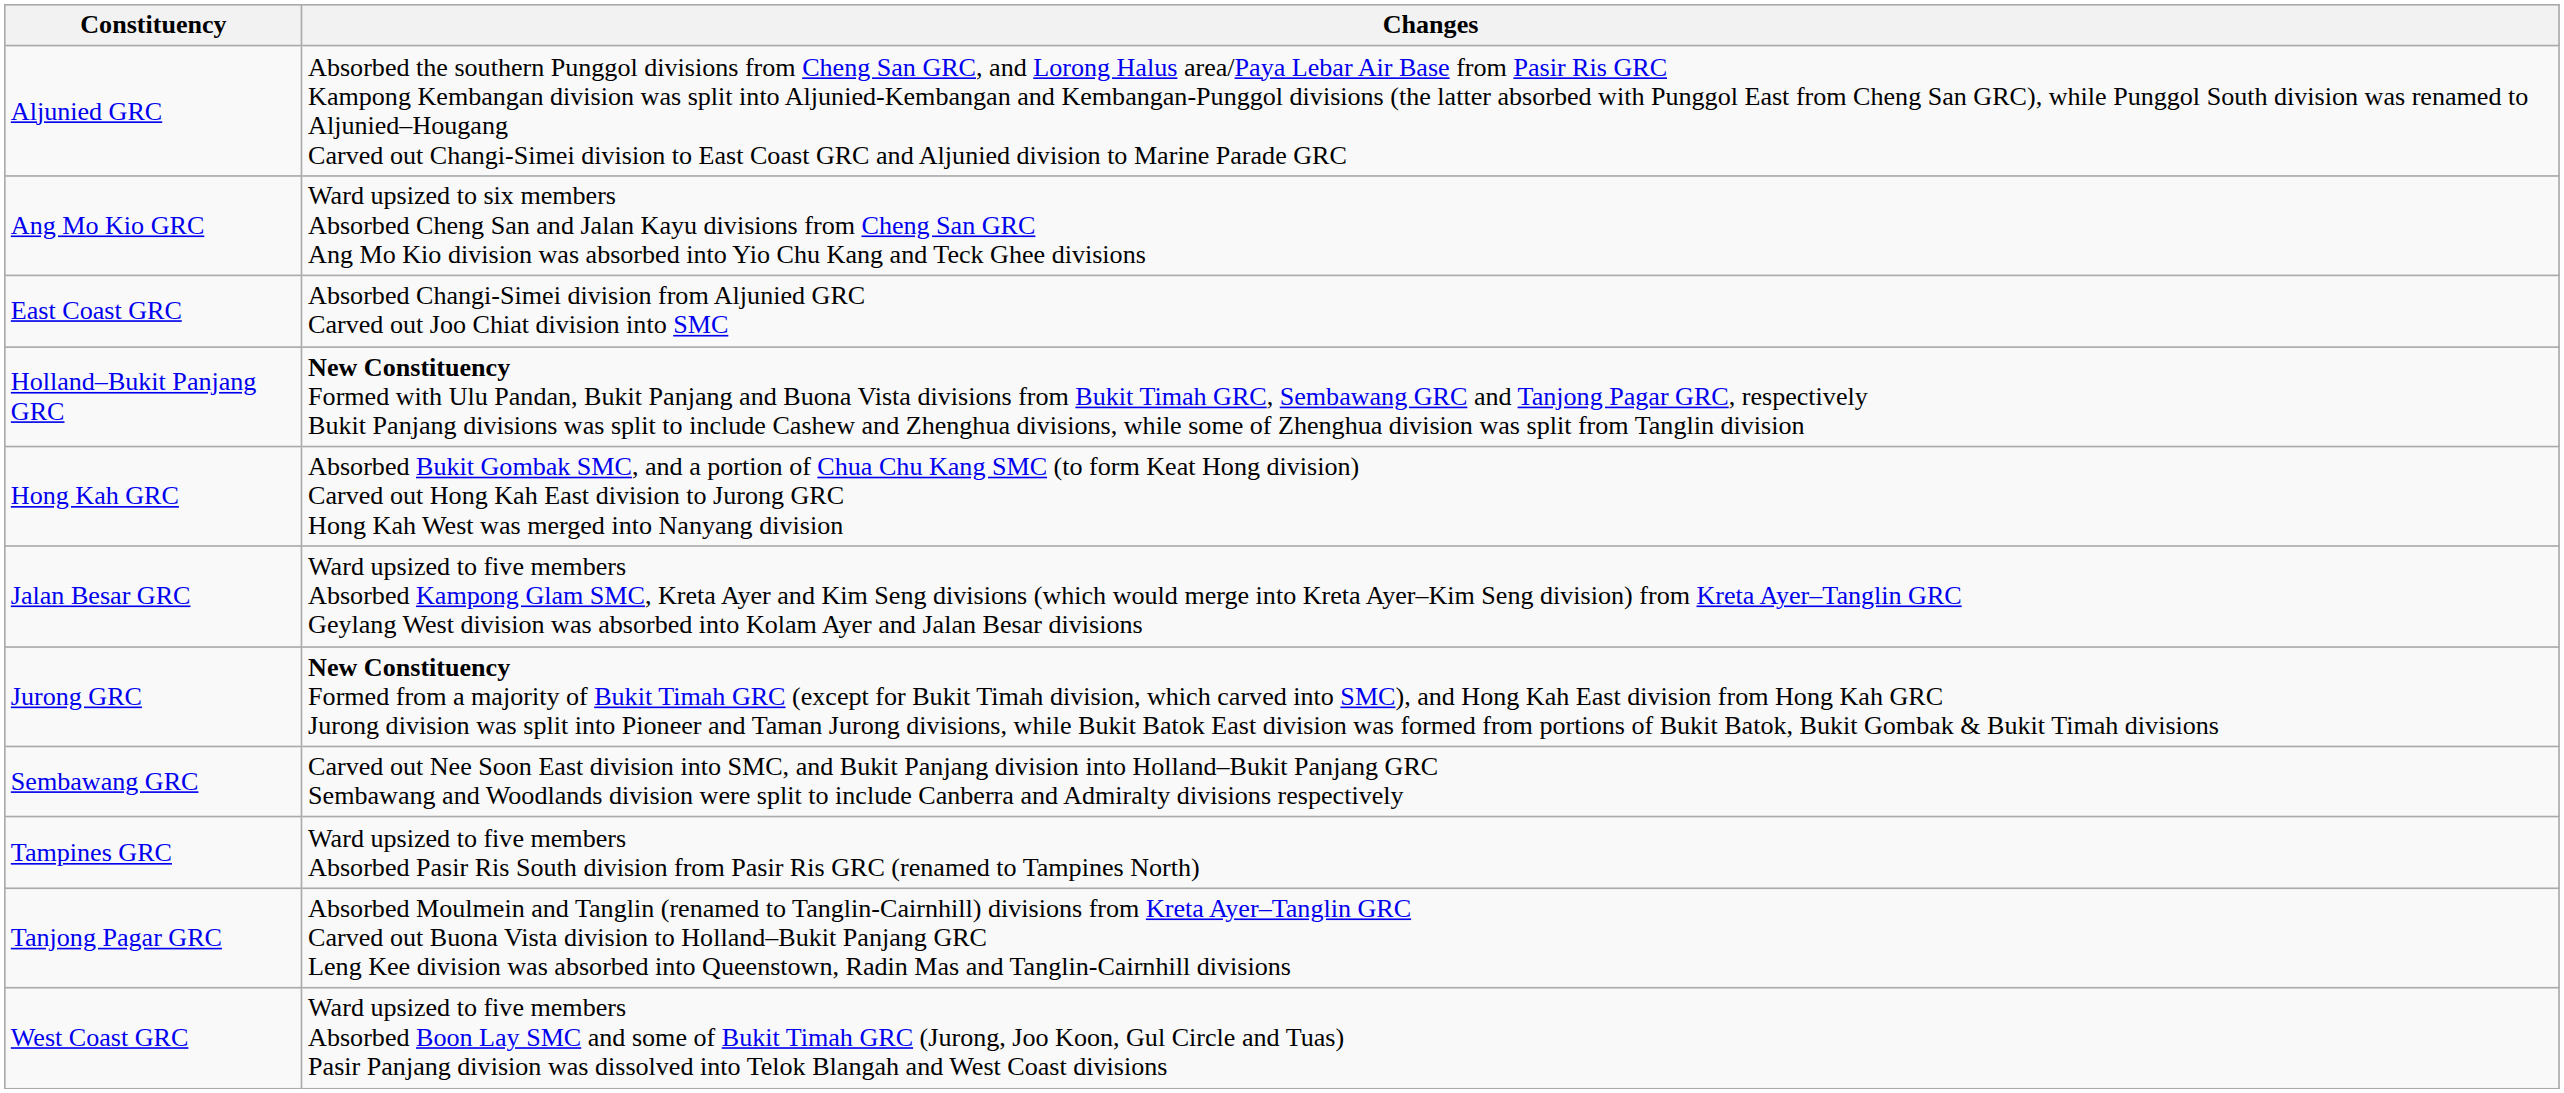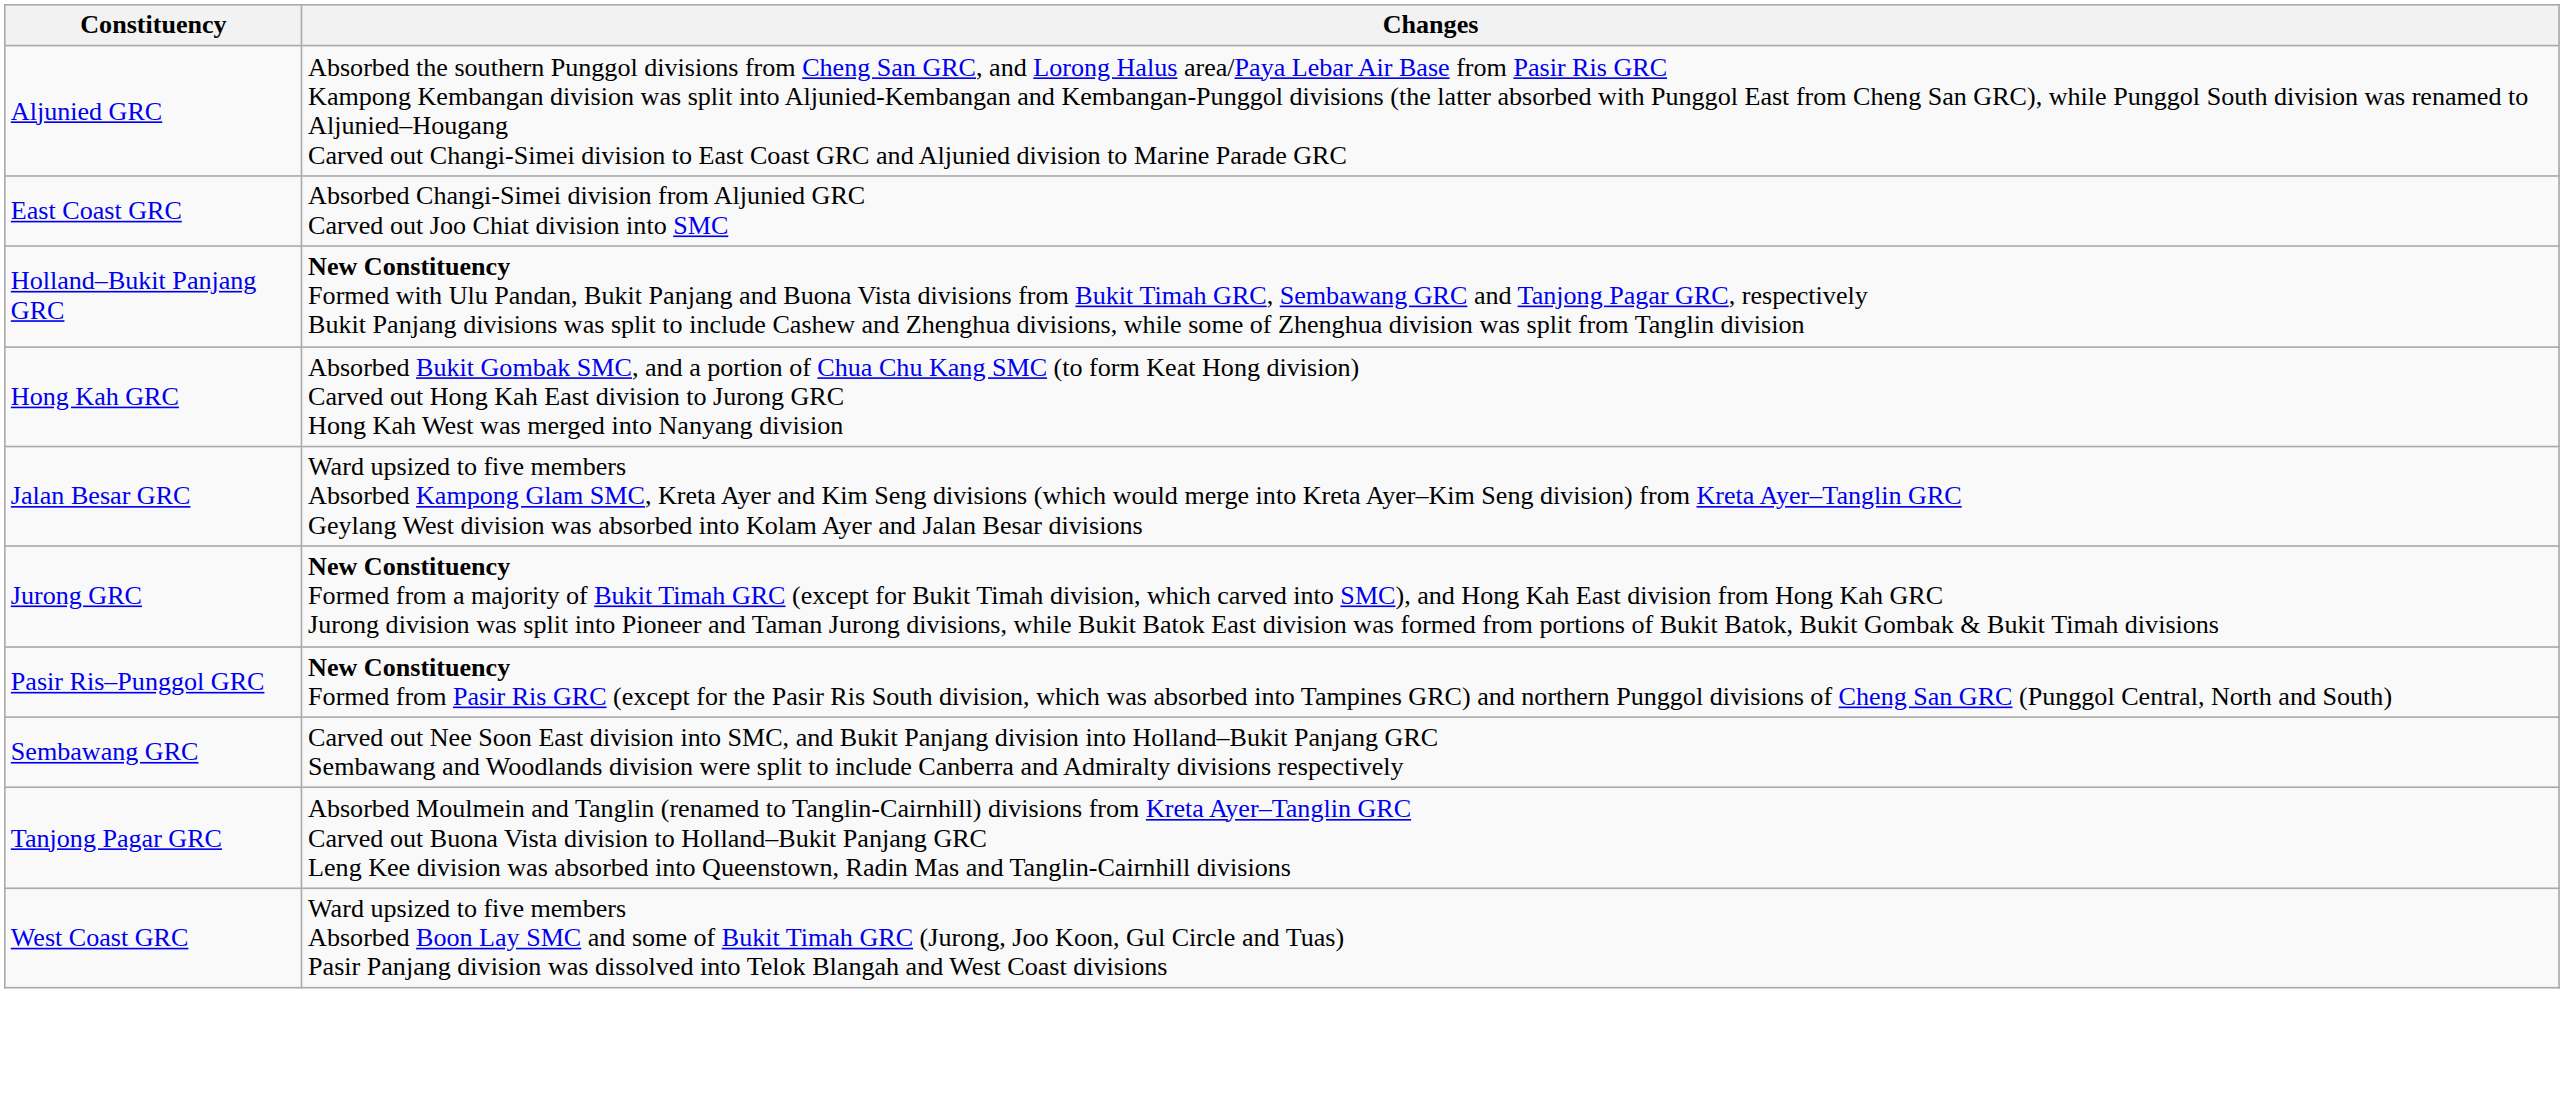- row: (108, 225)
+ row: (138, 681)
- row: (91, 852)
